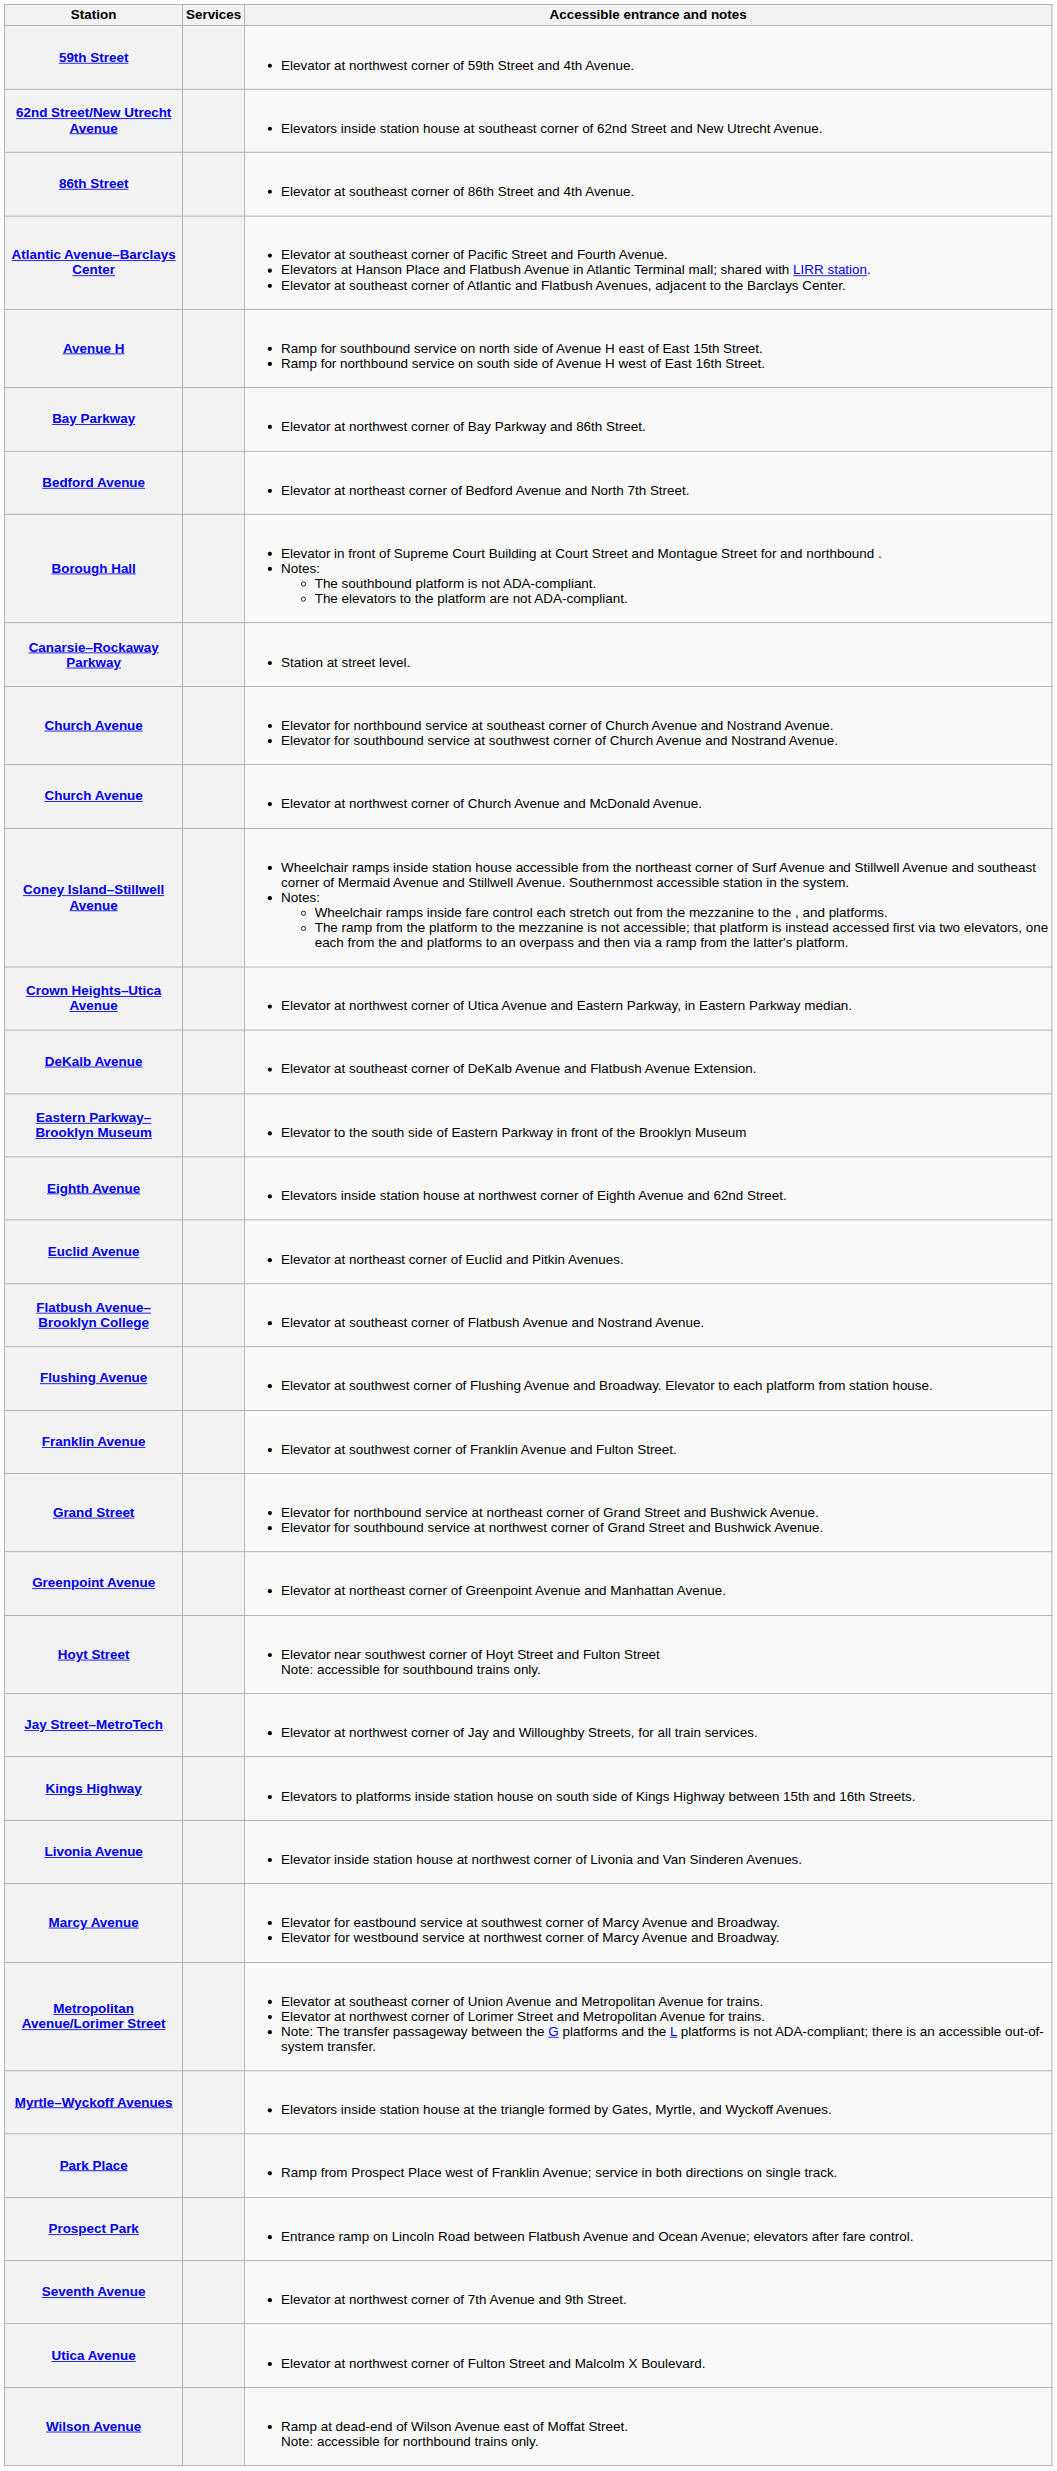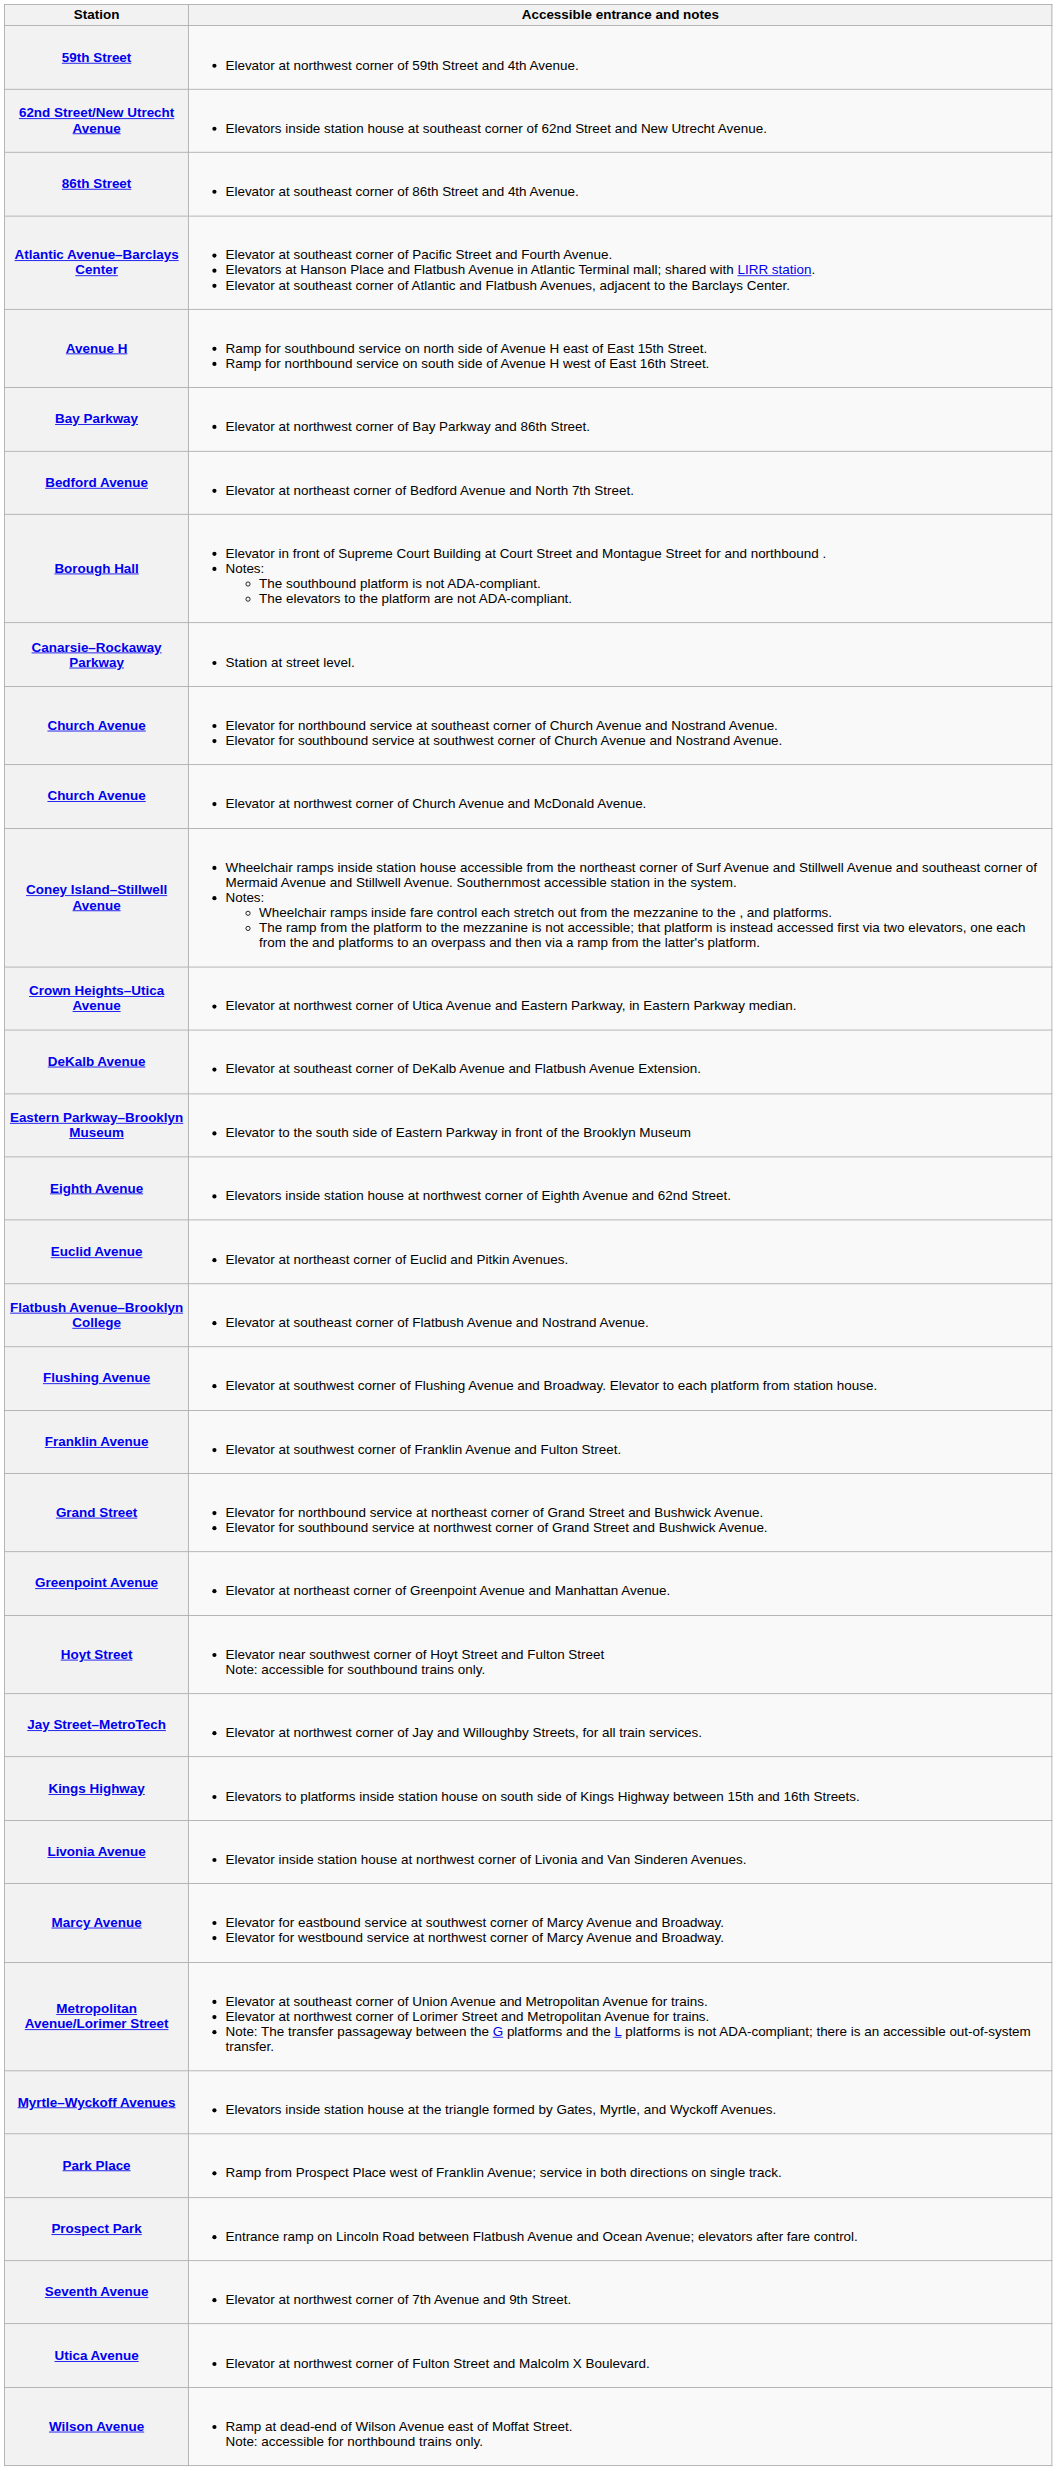- column: (214, 15)
